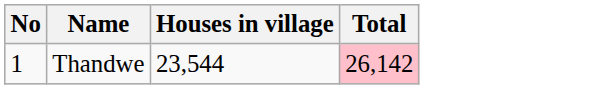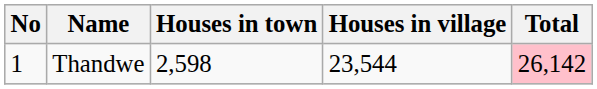+ column: (237, 24)
